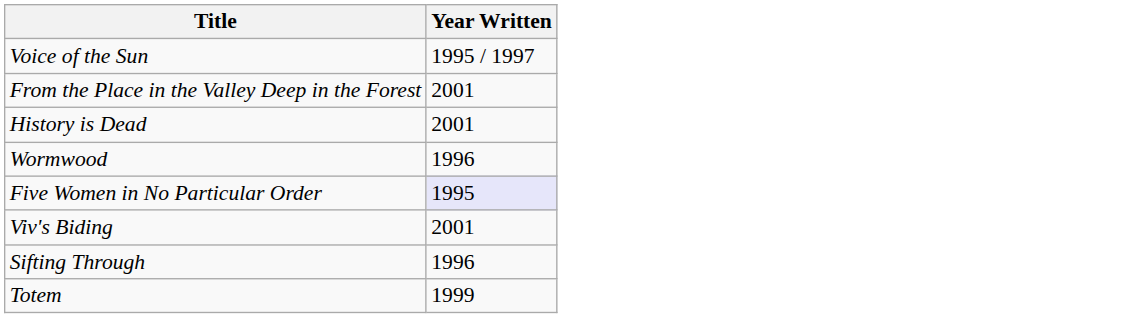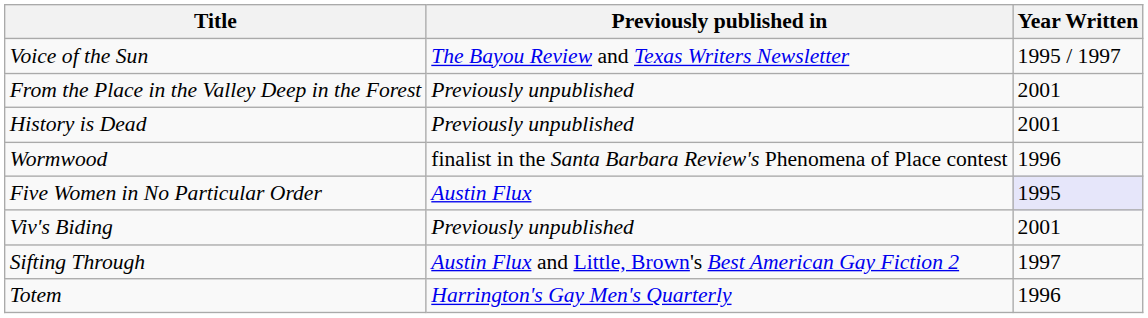+ column: (719, 21)
(453, 261) 1996 -> (1039, 261) 1997
(453, 295) 1999 -> (1039, 295) 1996
